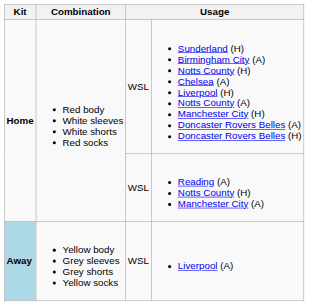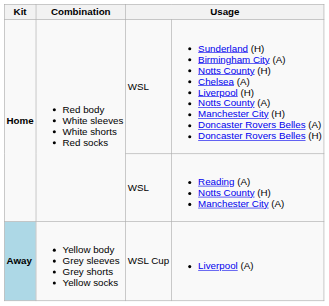(138, 261) WSL -> (149, 261) WSL Cup
